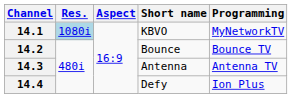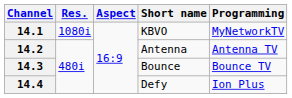(75, 31) lightblue background -> (75, 31) no background
(161, 49) Bounce -> (164, 49) Antenna
(242, 49) Bounce TV -> (245, 49) Antenna TV
(164, 67) Antenna -> (161, 67) Bounce
(245, 67) Antenna TV -> (242, 67) Bounce TV
